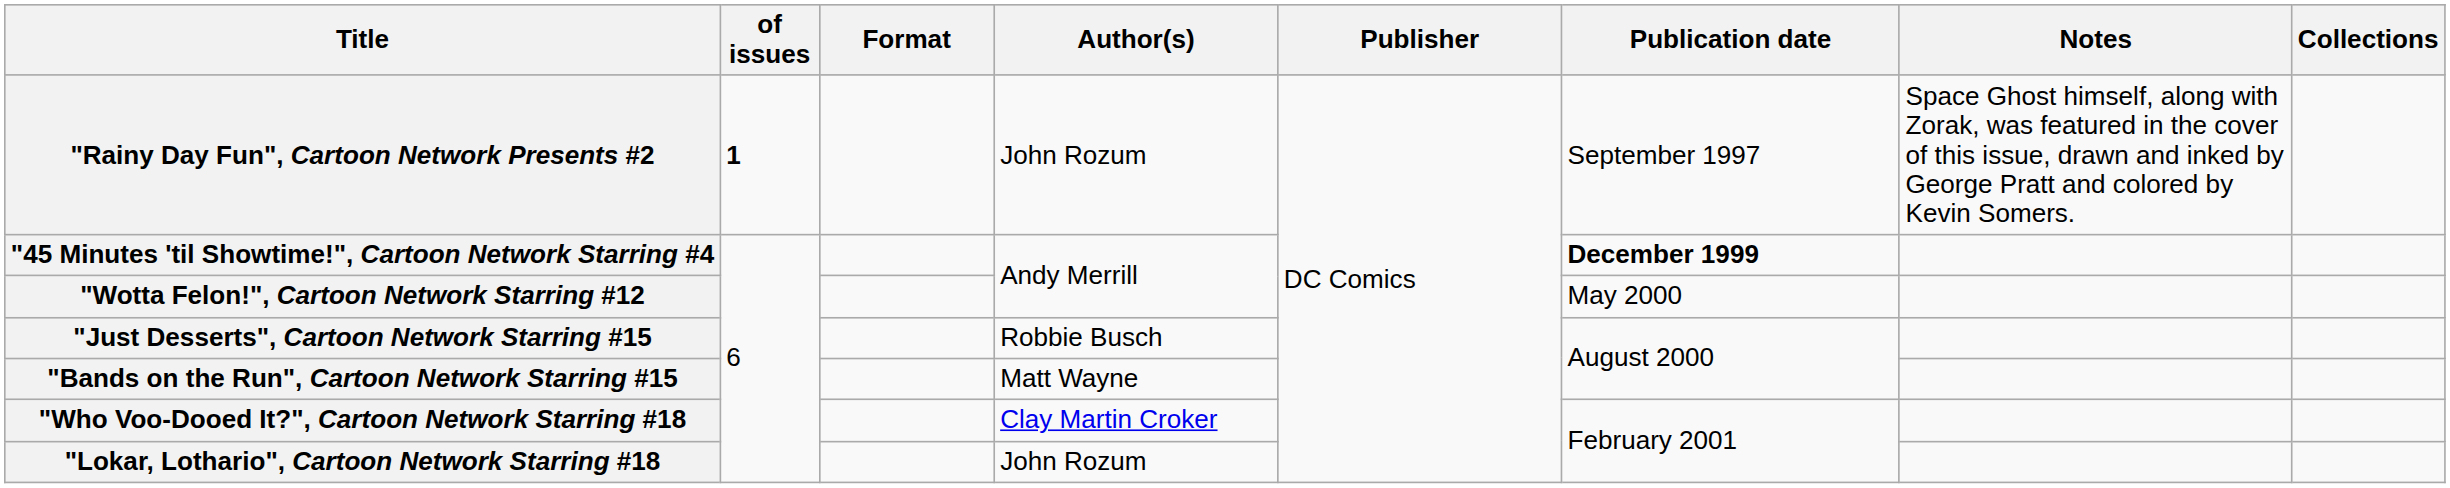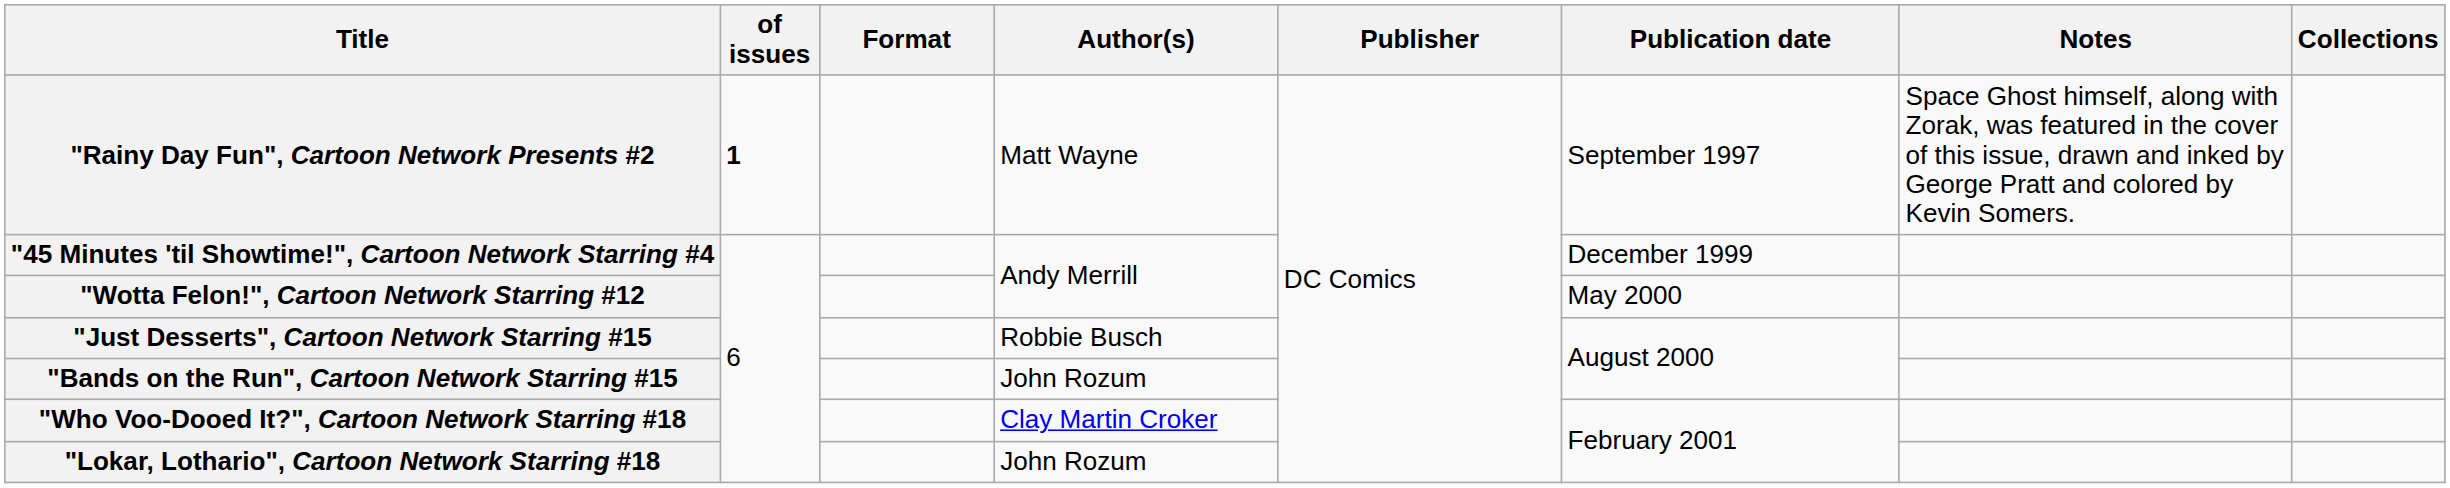(1073, 154) John Rozum -> (1069, 154) Matt Wayne
(1663, 254) bold -> (1660, 254) normal
(1069, 378) Matt Wayne -> (1073, 378) John Rozum
